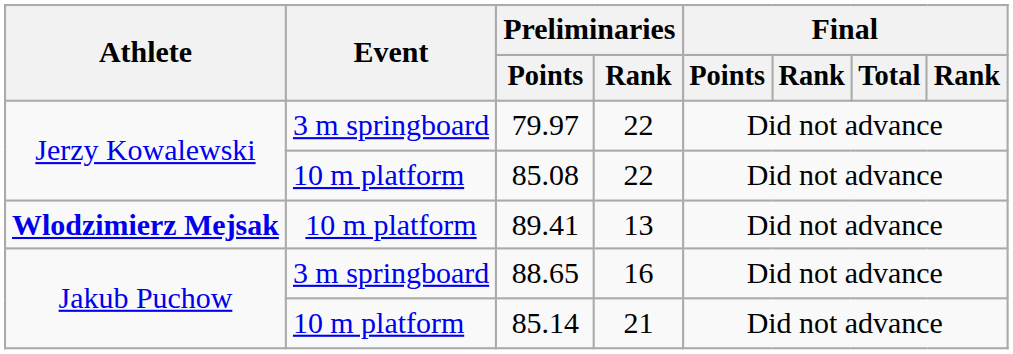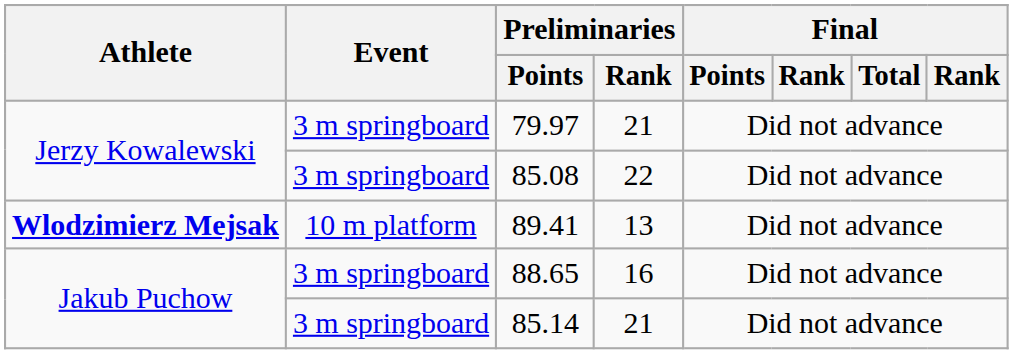(639, 125) 22 -> (639, 125) 21
(379, 175) 10 m platform -> (391, 175) 3 m springboard
(379, 323) 10 m platform -> (391, 323) 3 m springboard
